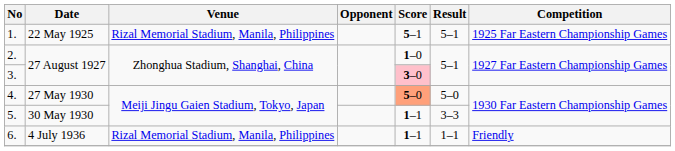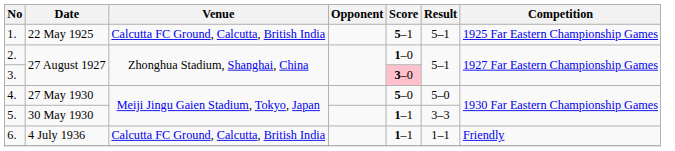(223, 34) Rizal Memorial Stadium, Manila, Philippines -> (218, 34) Calcutta FC Ground, Calcutta, British India
(413, 94) lightsalmon background -> (404, 94) no background
(223, 135) Rizal Memorial Stadium, Manila, Philippines -> (218, 135) Calcutta FC Ground, Calcutta, British India
